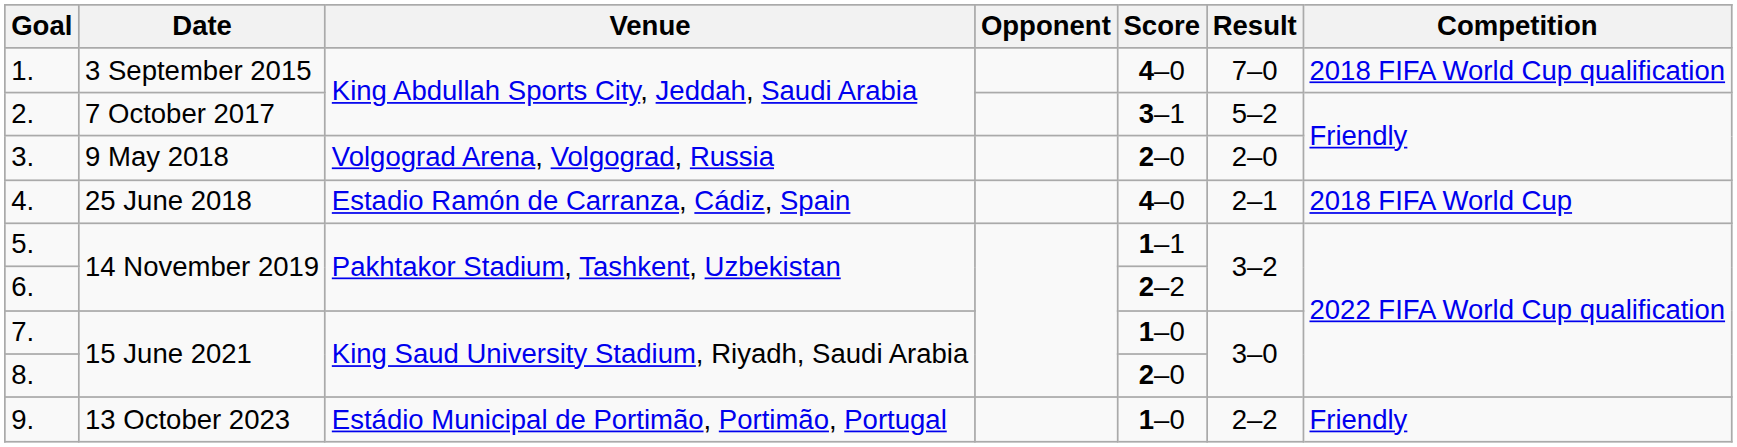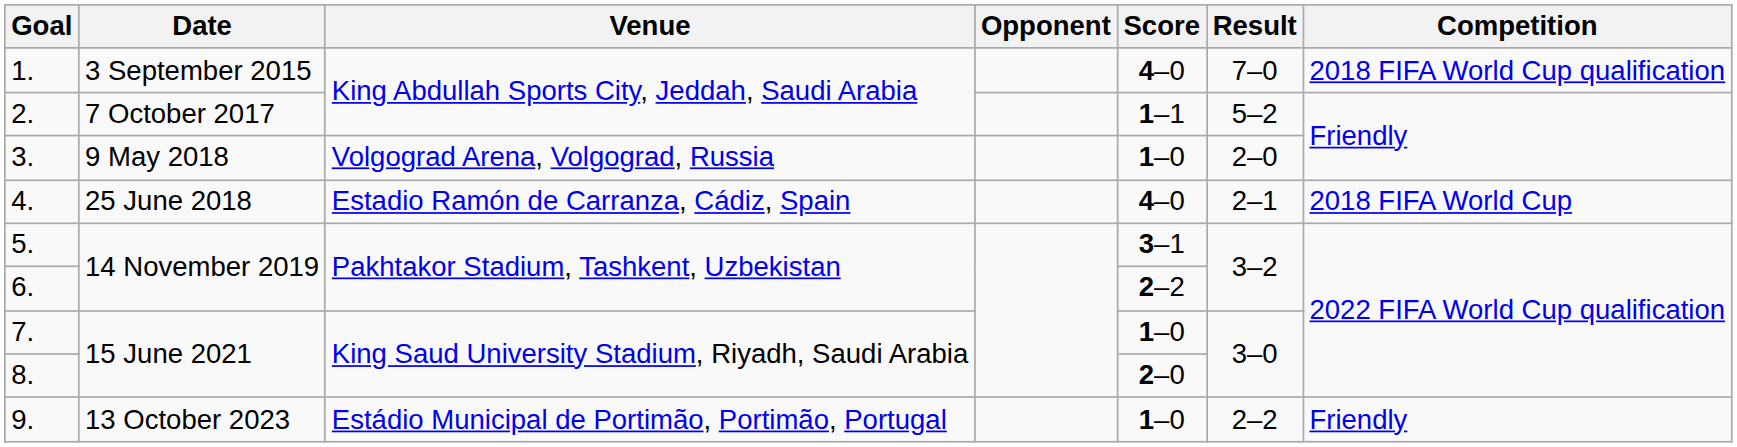(1162, 113) 3–1 -> (1162, 113) 1–1
(1162, 157) 2–0 -> (1162, 157) 1–0
(1162, 244) 1–1 -> (1162, 244) 3–1
